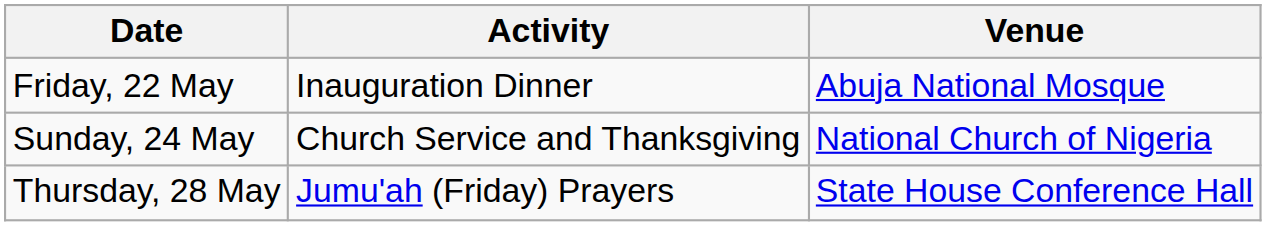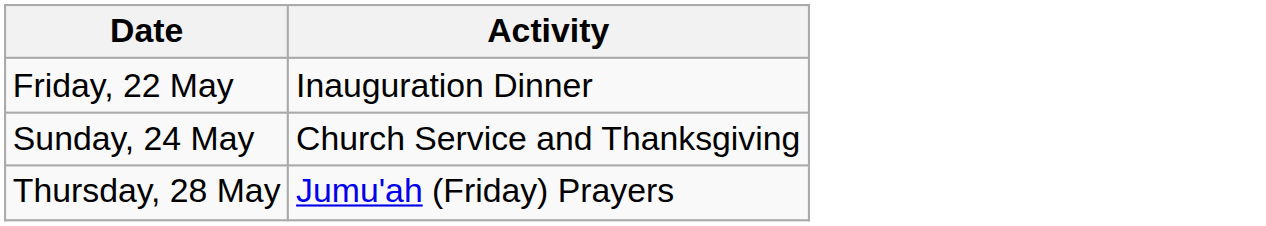- column: (1034, 31)
